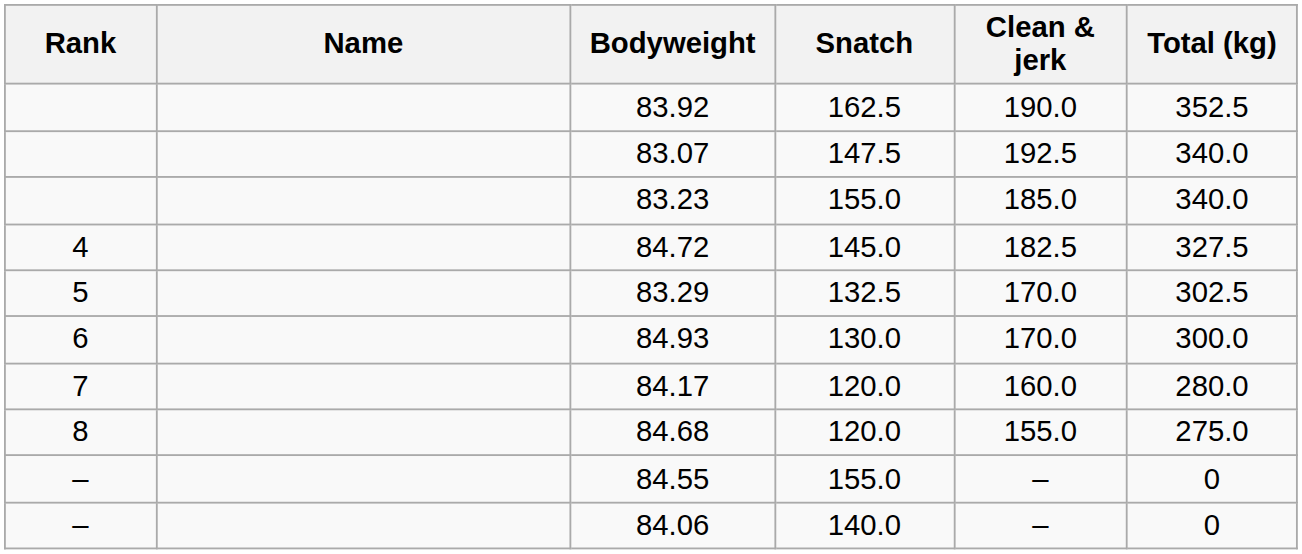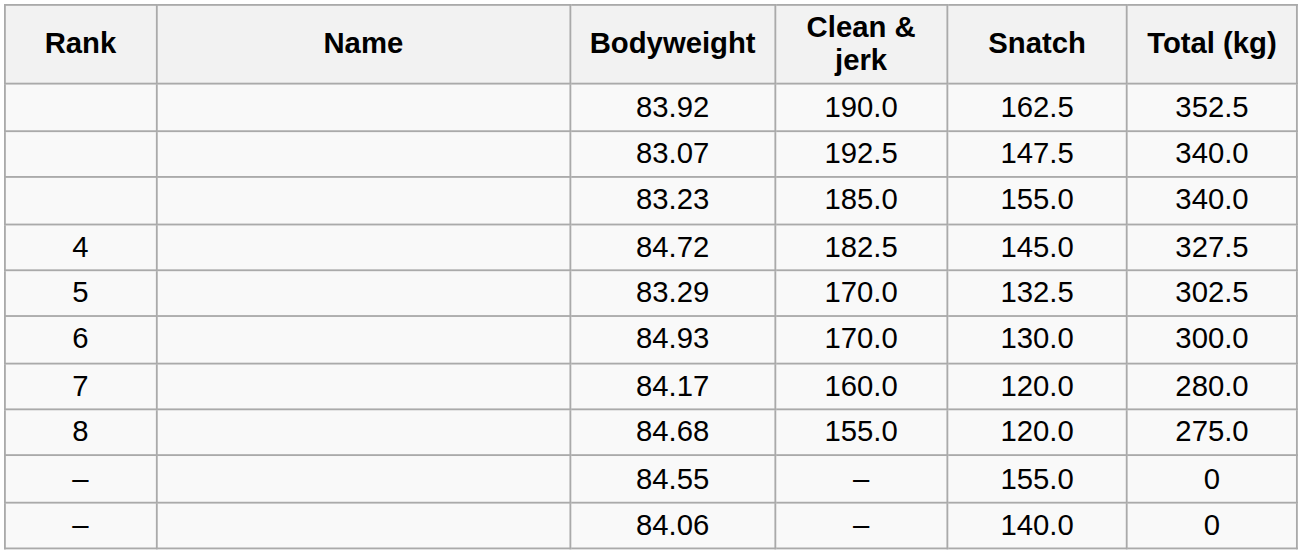columns swapped: (864, 44) <-> (1040, 44)
